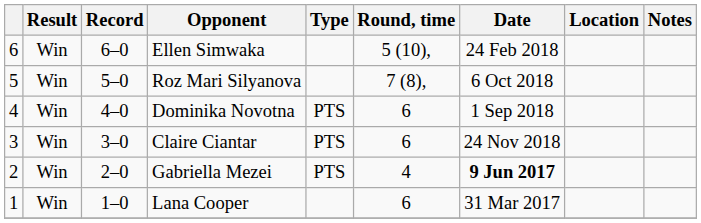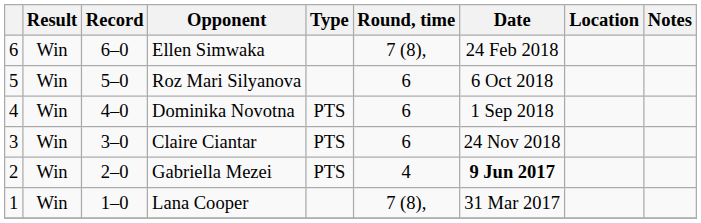(406, 50) 5 (10), -> (406, 50) 7 (8),
(406, 81) 7 (8), -> (406, 81) 6
(406, 203) 6 -> (406, 203) 7 (8),
